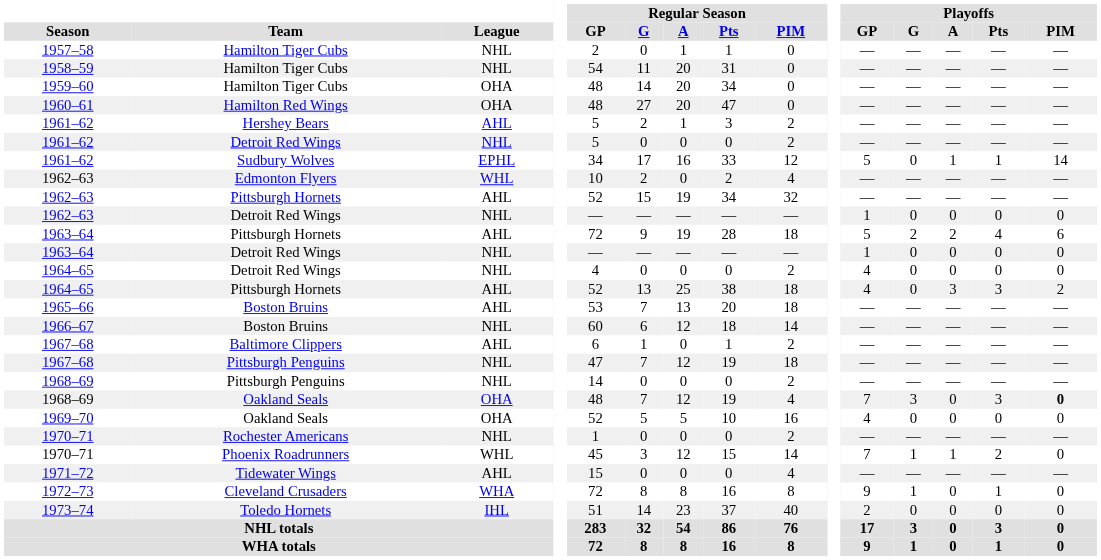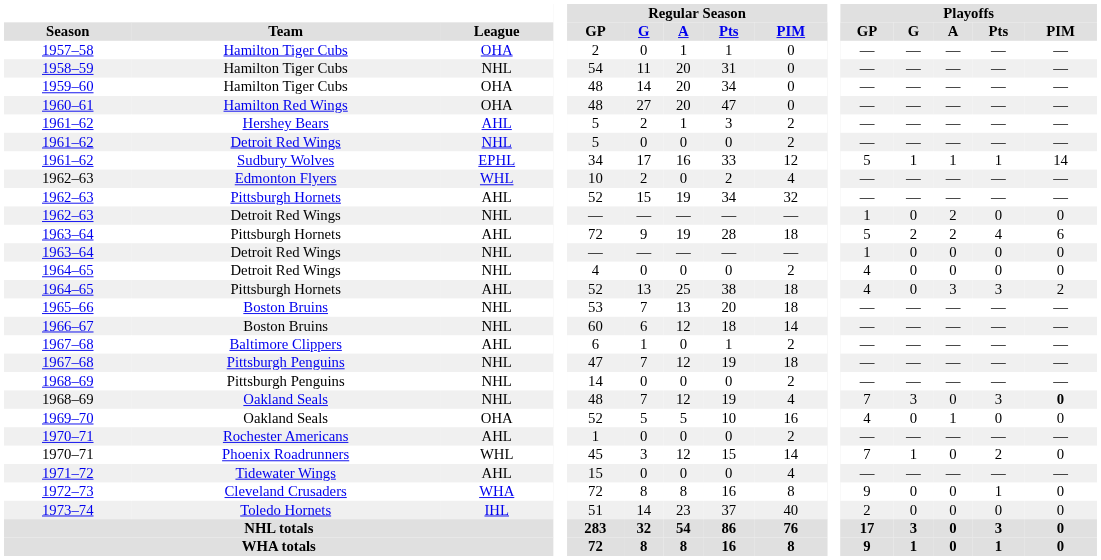(497, 50) NHL -> (497, 50) OHA
(913, 160) 0 -> (913, 160) 1
(953, 215) 0 -> (953, 215) 2
(497, 307) AHL -> (497, 307) NHL
(497, 399) OHA -> (497, 399) NHL
(953, 418) 0 -> (953, 418) 1
(497, 436) NHL -> (497, 436) AHL
(953, 454) 1 -> (953, 454) 0
(913, 491) 1 -> (913, 491) 0
